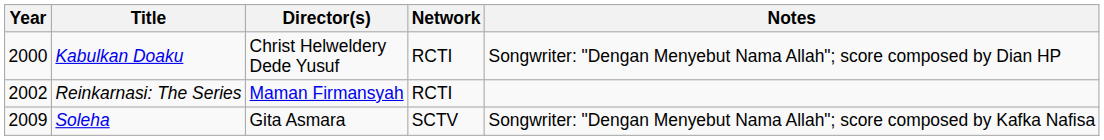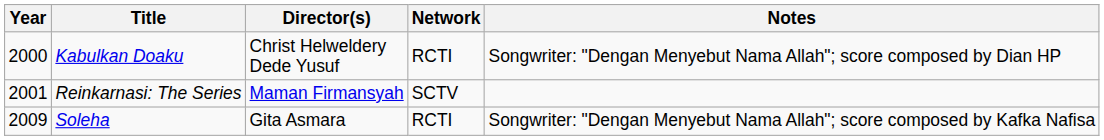(28, 93) 2002 -> (28, 93) 2001
(432, 93) RCTI -> (435, 93) SCTV
(435, 120) SCTV -> (432, 120) RCTI
